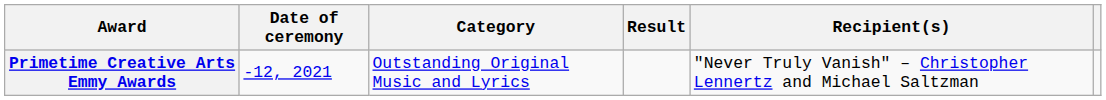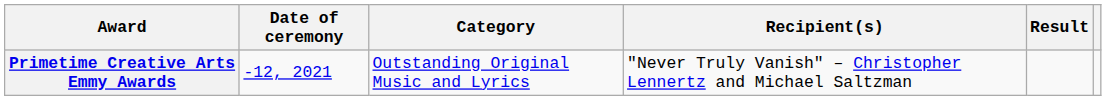columns swapped: (891, 27) <-> (657, 27)
